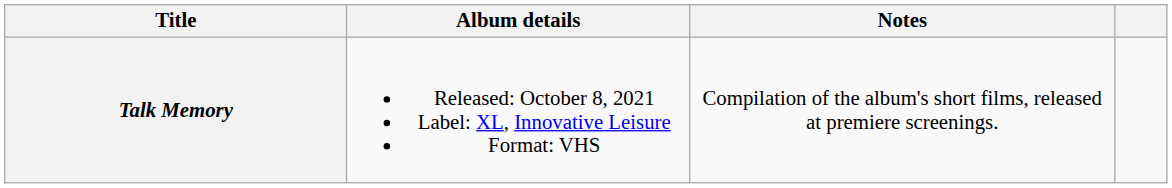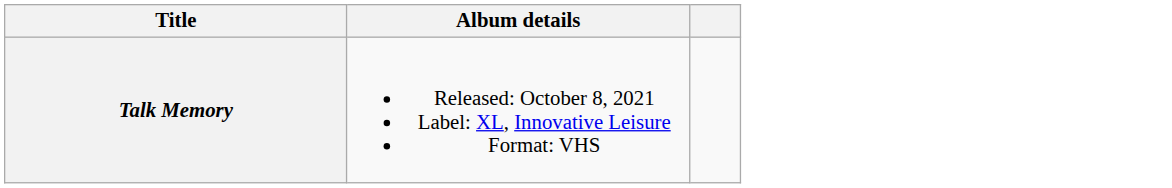- column: (902, 20)
